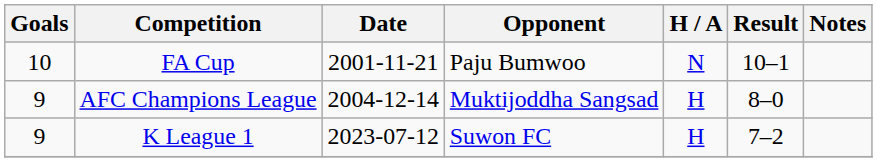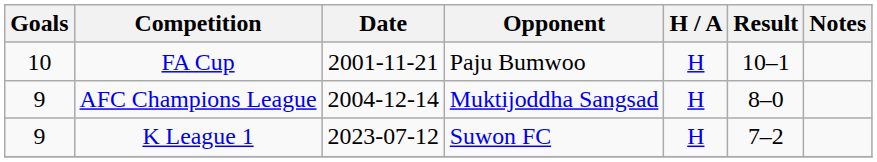(696, 61) N -> (696, 61) H
